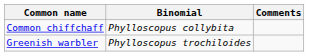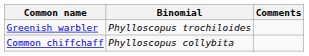rows swapped: (52, 43) <-> (55, 28)
